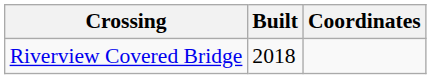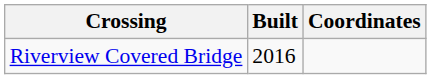(274, 55) 2018 -> (274, 55) 2016
